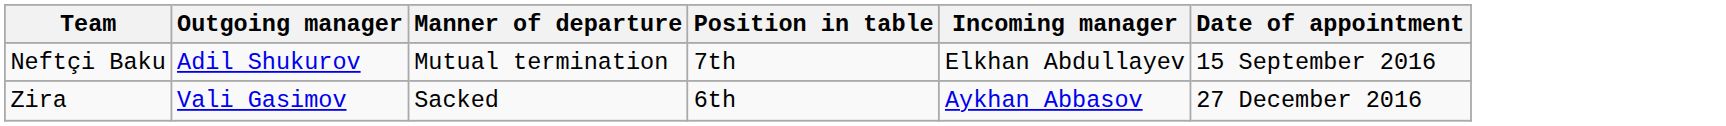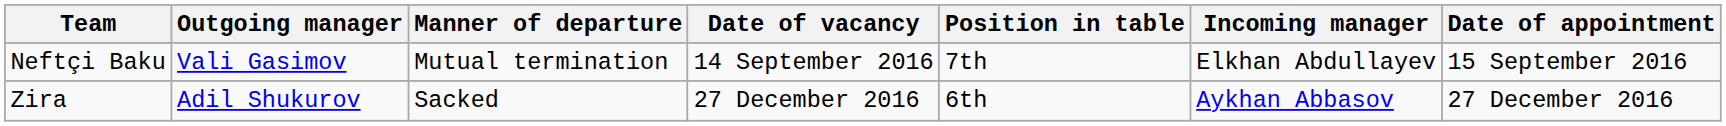+ column: (814, 24)
(269, 62) Adil Shukurov -> (262, 62) Vali Gasimov
(262, 101) Vali Gasimov -> (269, 101) Adil Shukurov
